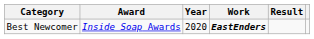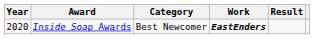columns swapped: (196, 12) <-> (42, 12)
